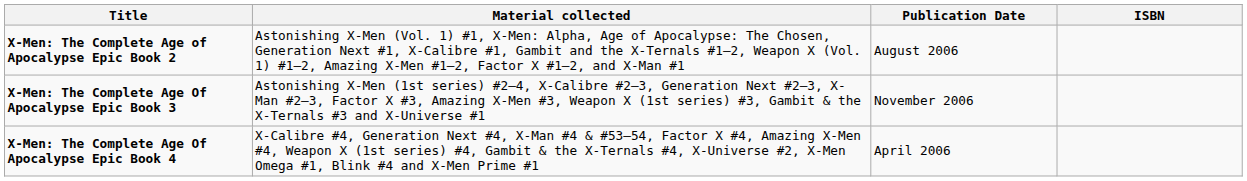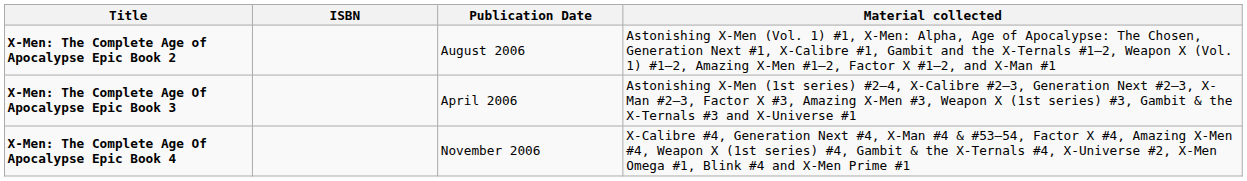columns swapped: (561, 15) <-> (1149, 15)
(924, 100) November 2006 -> (479, 100) April 2006
(912, 151) April 2006 -> (491, 151) November 2006
